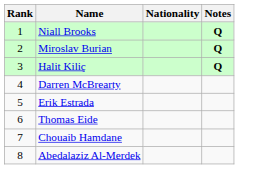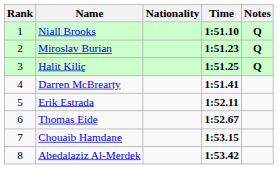+ column: (222, 13)
